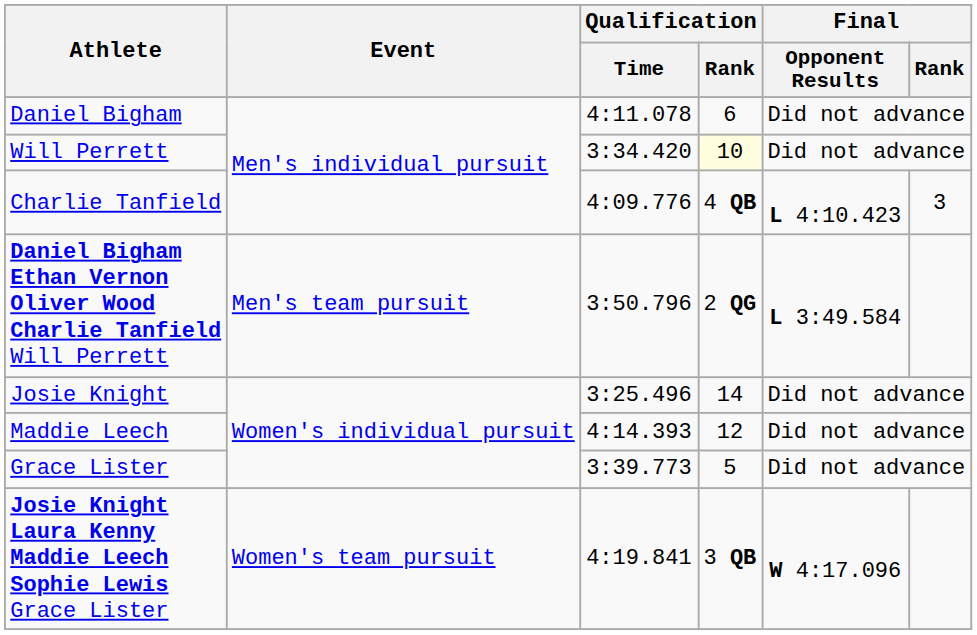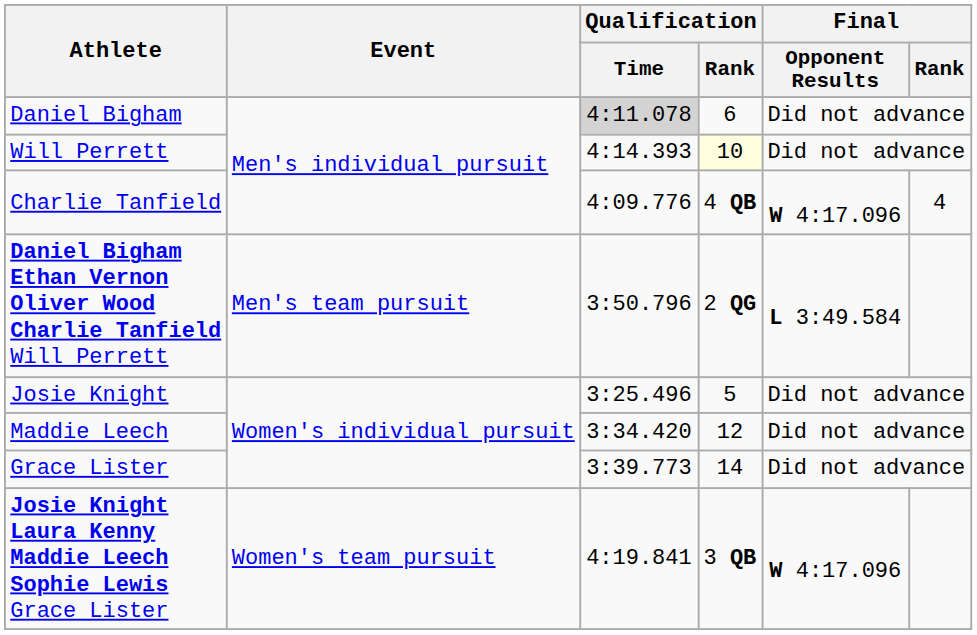(639, 115) no background -> (639, 115) lightgrey background
(639, 152) 3:34.420 -> (639, 152) 4:14.393
(835, 216) L 4:10.423 -> (835, 216) W 4:17.096
(939, 202) 3 -> (939, 202) 4
(730, 395) 14 -> (730, 395) 5
(639, 432) 4:14.393 -> (639, 432) 3:34.420
(730, 469) 5 -> (730, 469) 14
